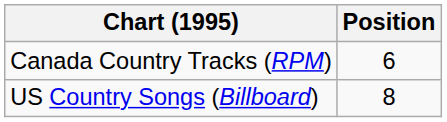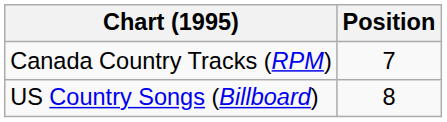(389, 60) 6 -> (389, 60) 7
